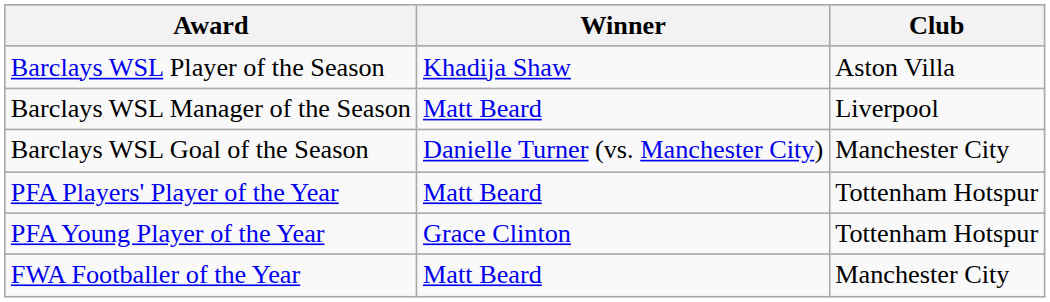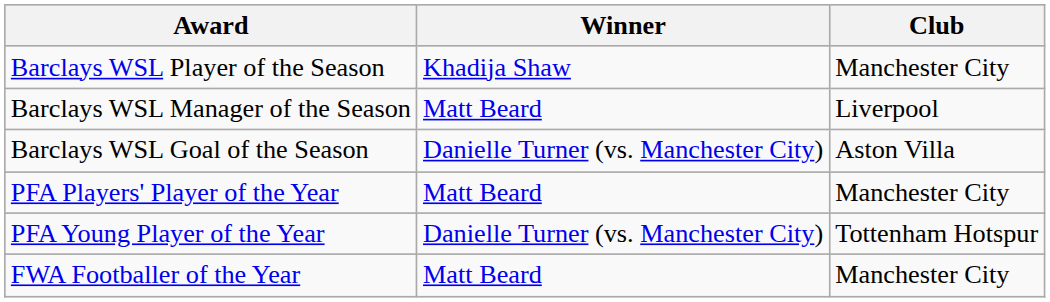(895, 66) Aston Villa -> (922, 66) Manchester City
(922, 150) Manchester City -> (895, 150) Aston Villa
(937, 191) Tottenham Hotspur -> (922, 191) Manchester City
(497, 233) Grace Clinton -> (623, 233) Danielle Turner (vs. Manchester City)
